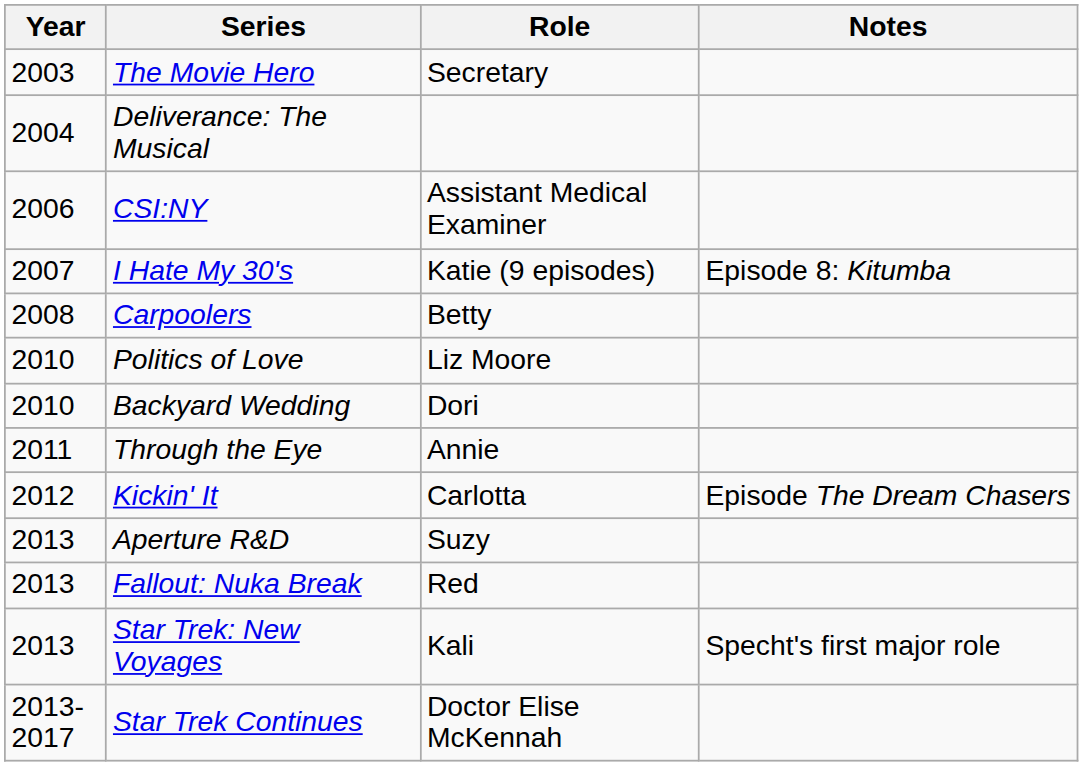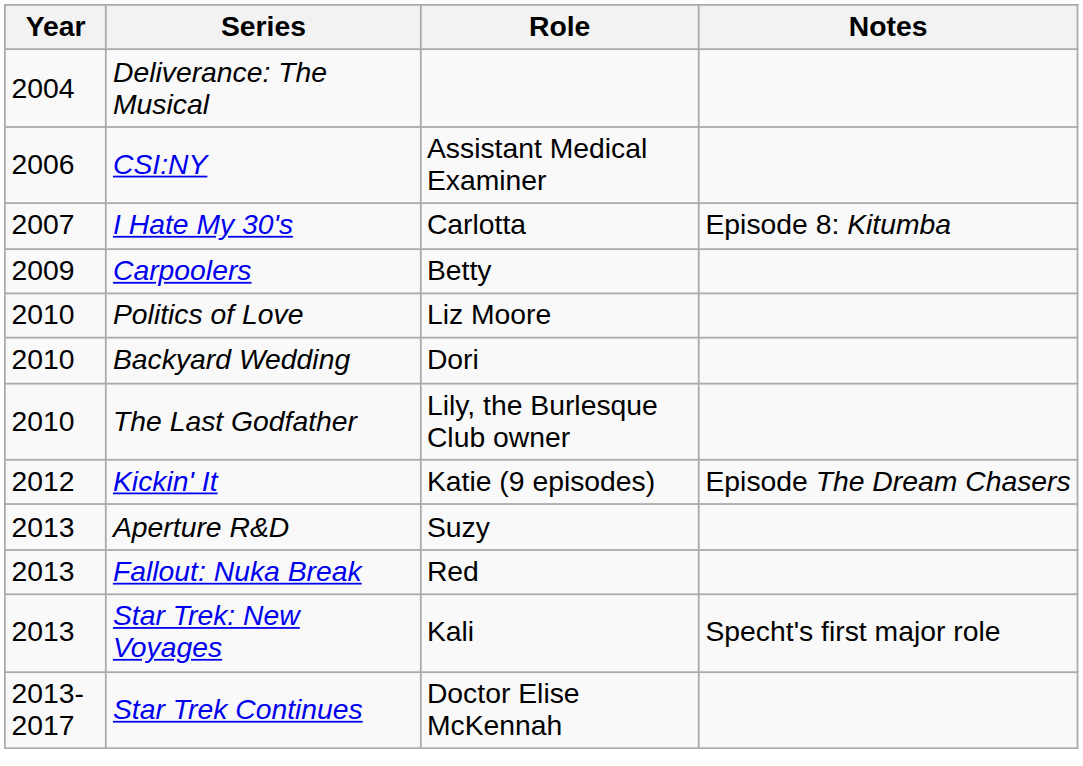- row: (214, 71)
(541, 270) Katie (9 episodes) -> (477, 225) Carlotta
(43, 315) 2008 -> (43, 270) 2009
+ row: (235, 421)
- row: (218, 449)
(477, 494) Carlotta -> (541, 481) Katie (9 episodes)
